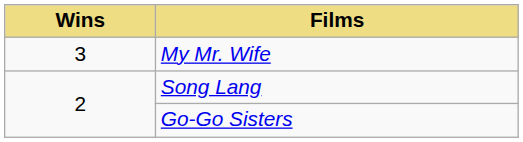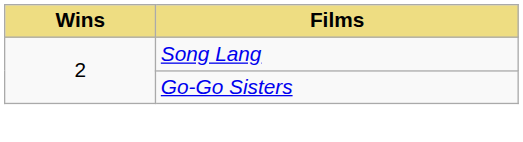- row: (216, 53)
